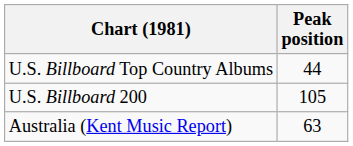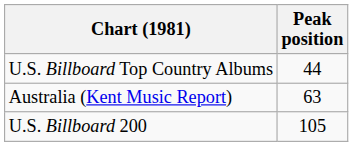rows swapped: (78, 97) <-> (120, 126)
